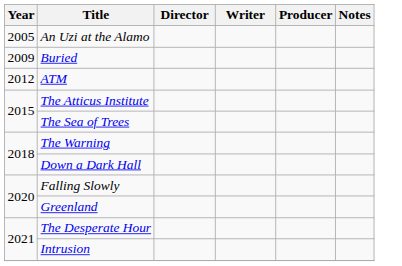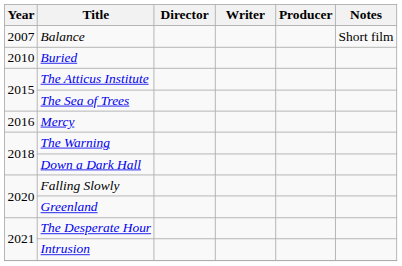- row: (95, 36)
+ row: (63, 36)
(21, 57) 2009 -> (21, 57) 2010
- row: (54, 79)
+ row: (58, 121)
